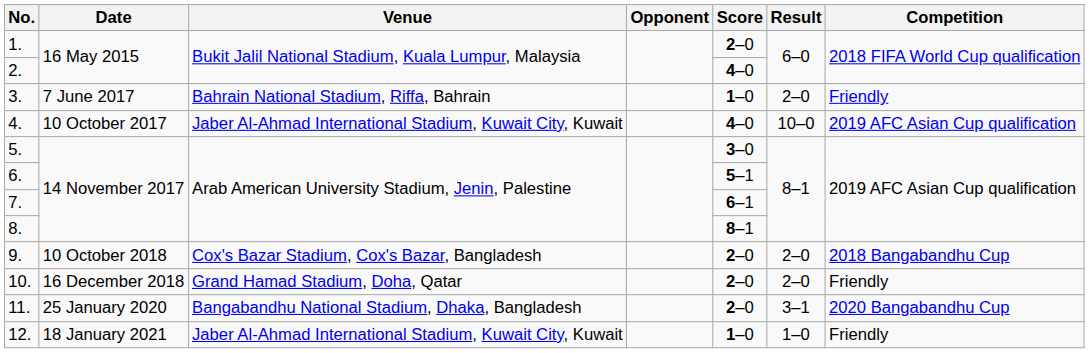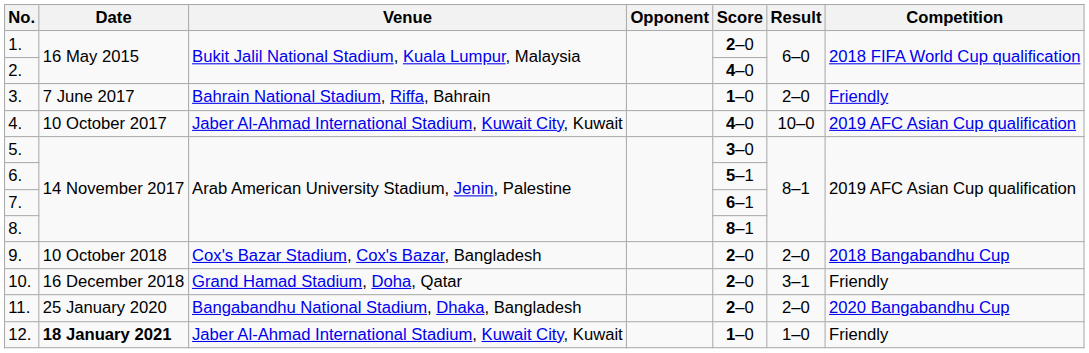(796, 281) 2–0 -> (796, 281) 3–1
(796, 307) 3–1 -> (796, 307) 2–0
(105, 334) normal -> (107, 334) bold
